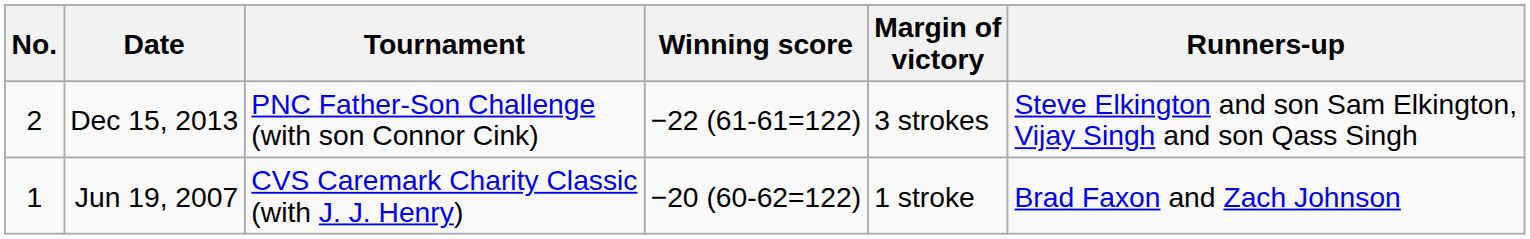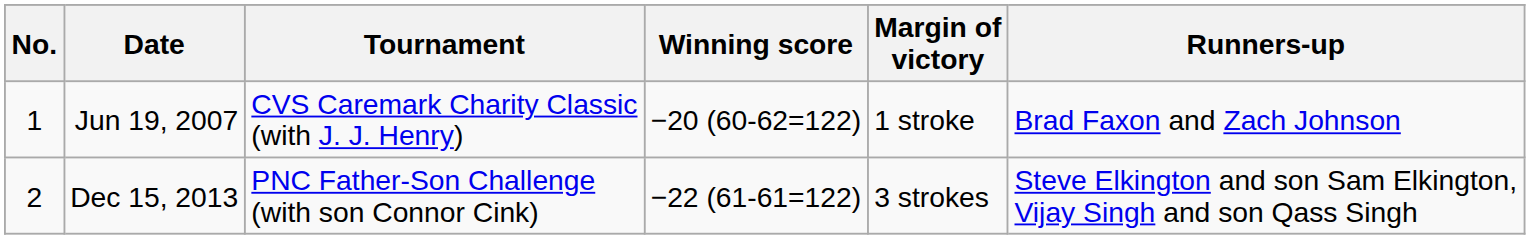rows swapped: (157, 196) <-> (154, 120)
